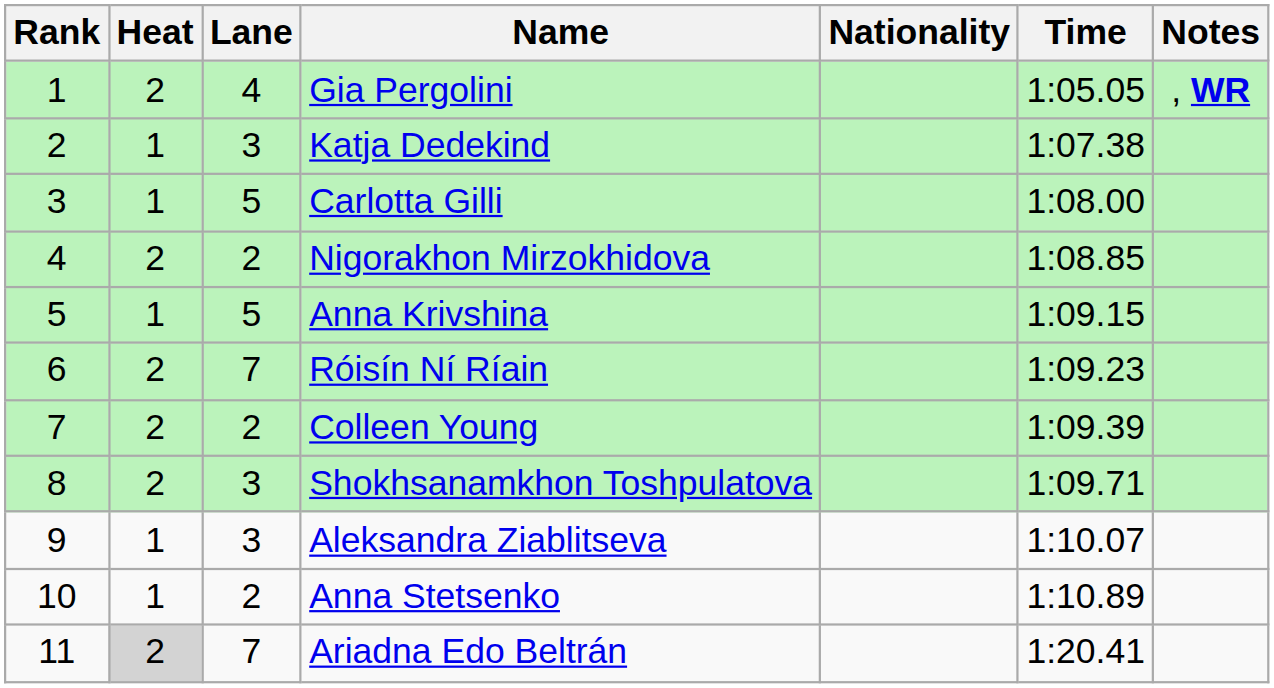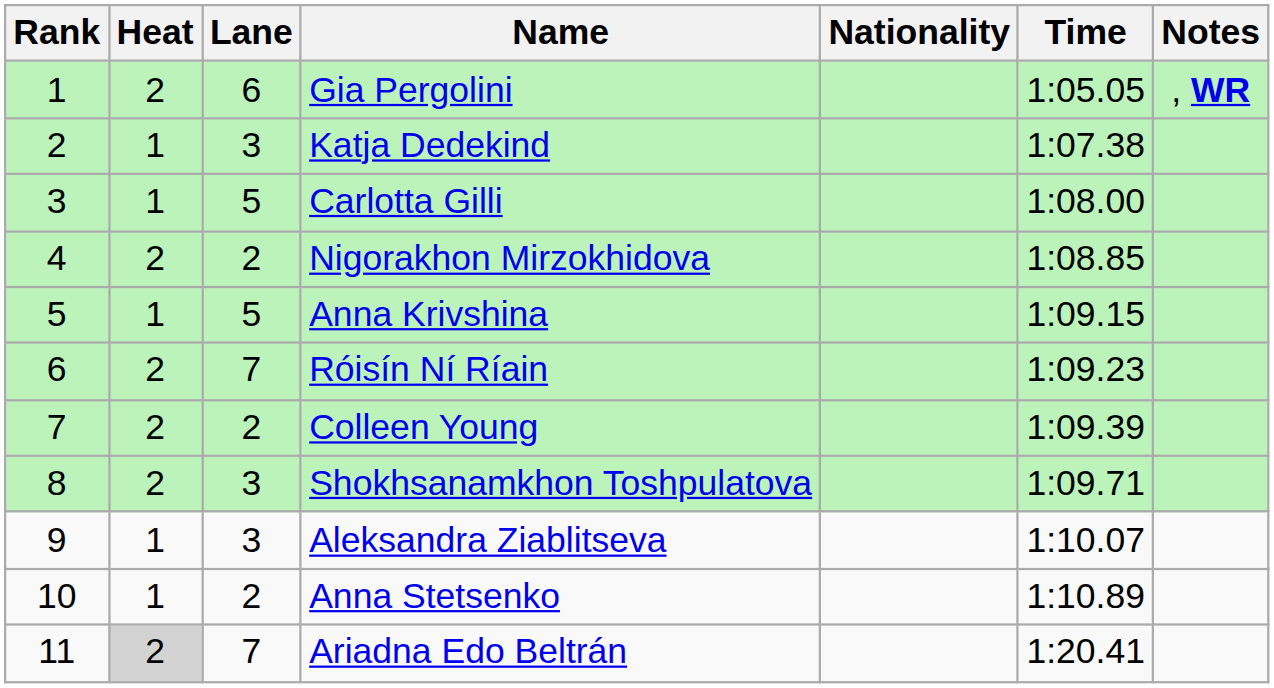(251, 88) 4 -> (251, 88) 6
